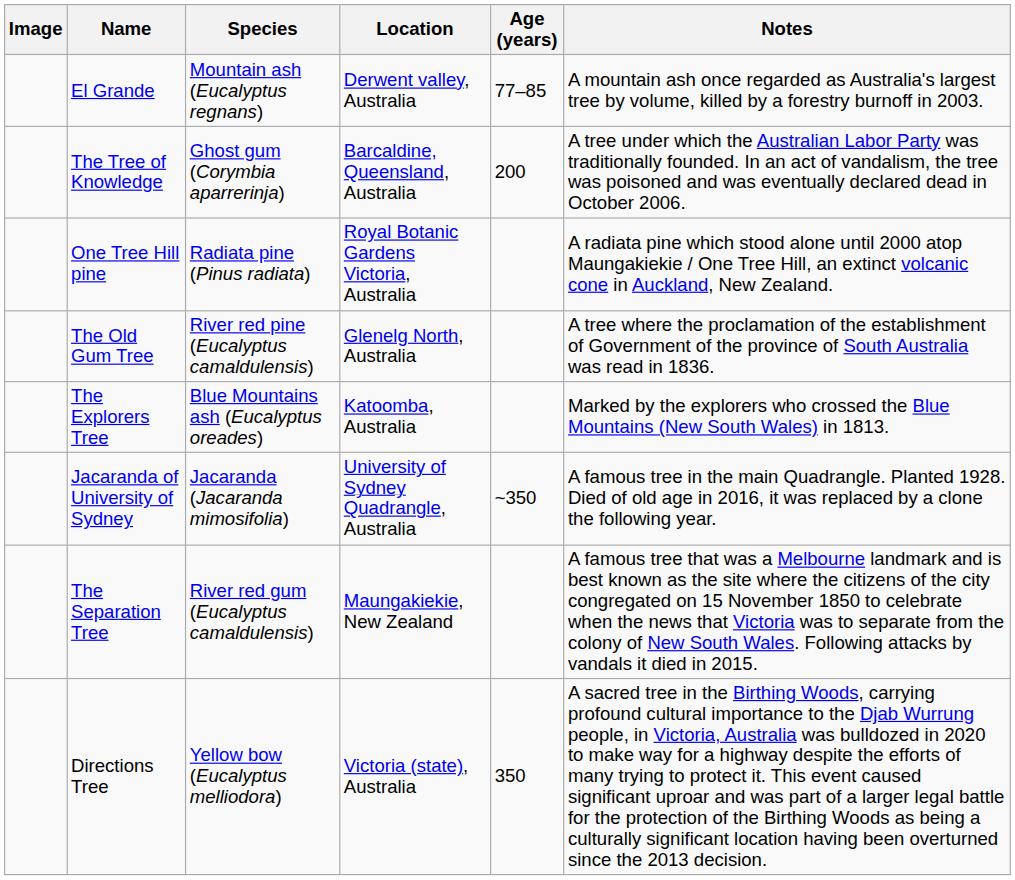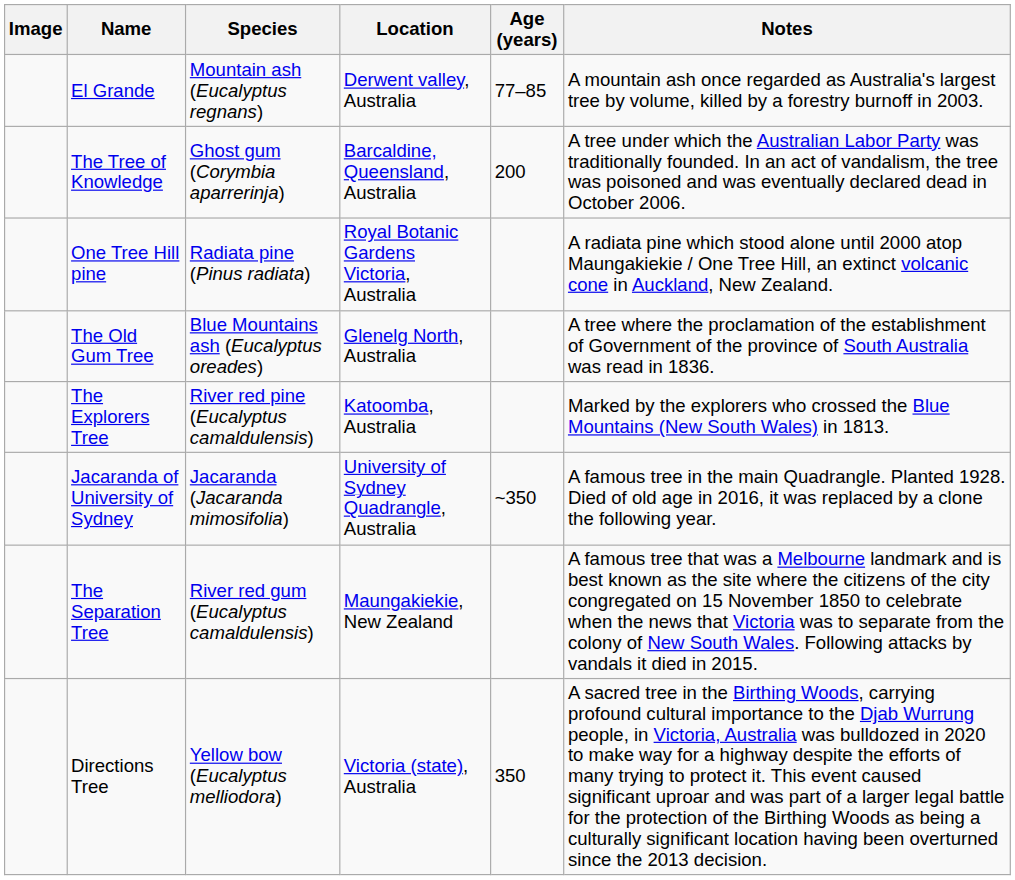(252, 345) River red pine (Eucalyptus camaldulensis) -> (256, 345) Blue Mountains ash (Eucalyptus oreades)
(256, 416) Blue Mountains ash (Eucalyptus oreades) -> (252, 416) River red pine (Eucalyptus camaldulensis)
